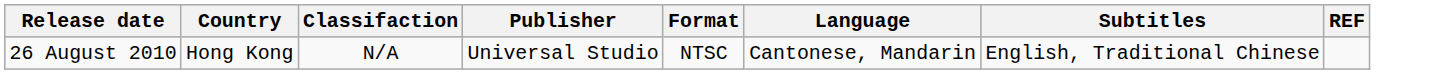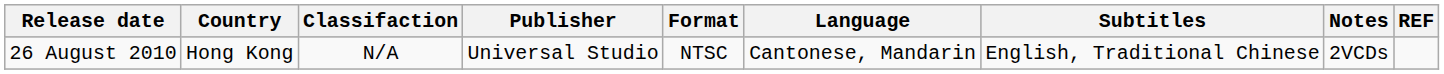+ column: (1359, 21)
